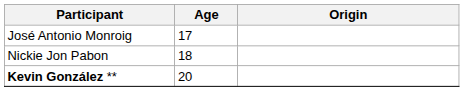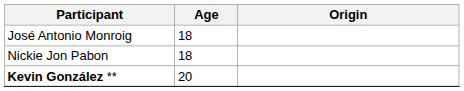(185, 35) 17 -> (185, 35) 18
